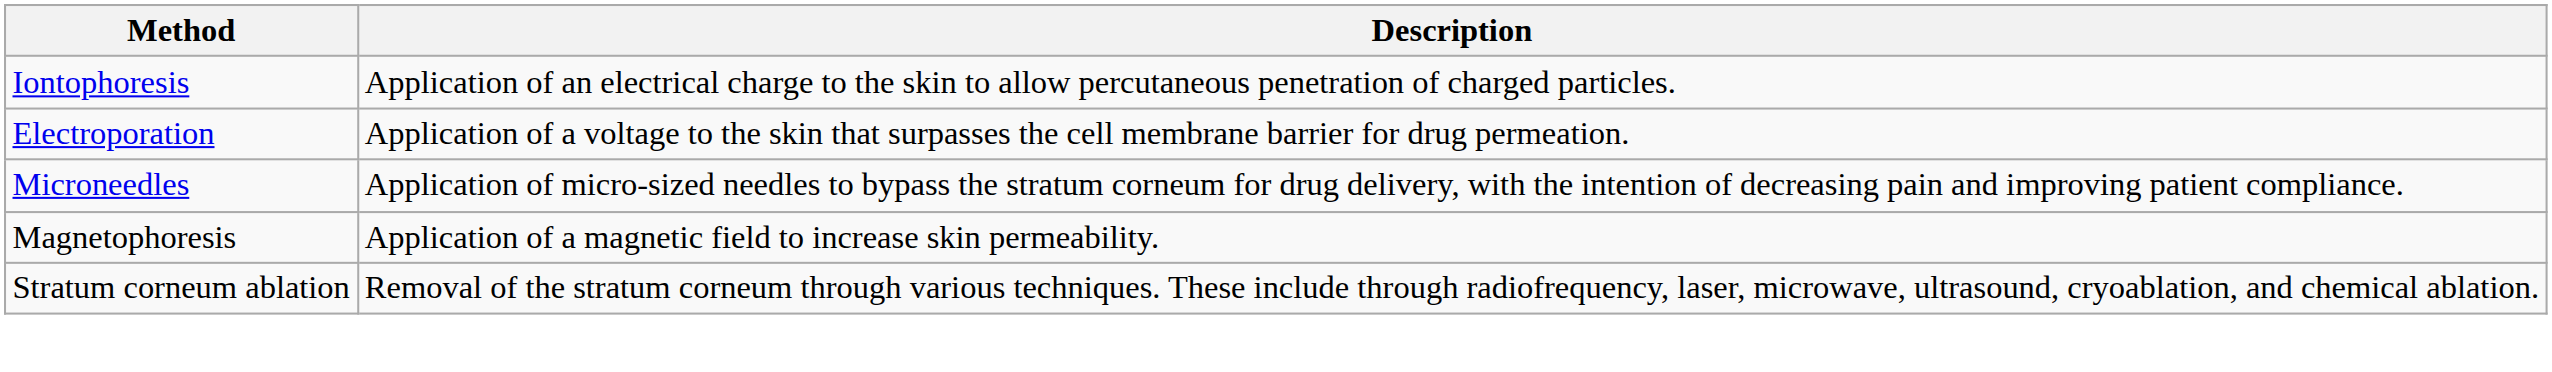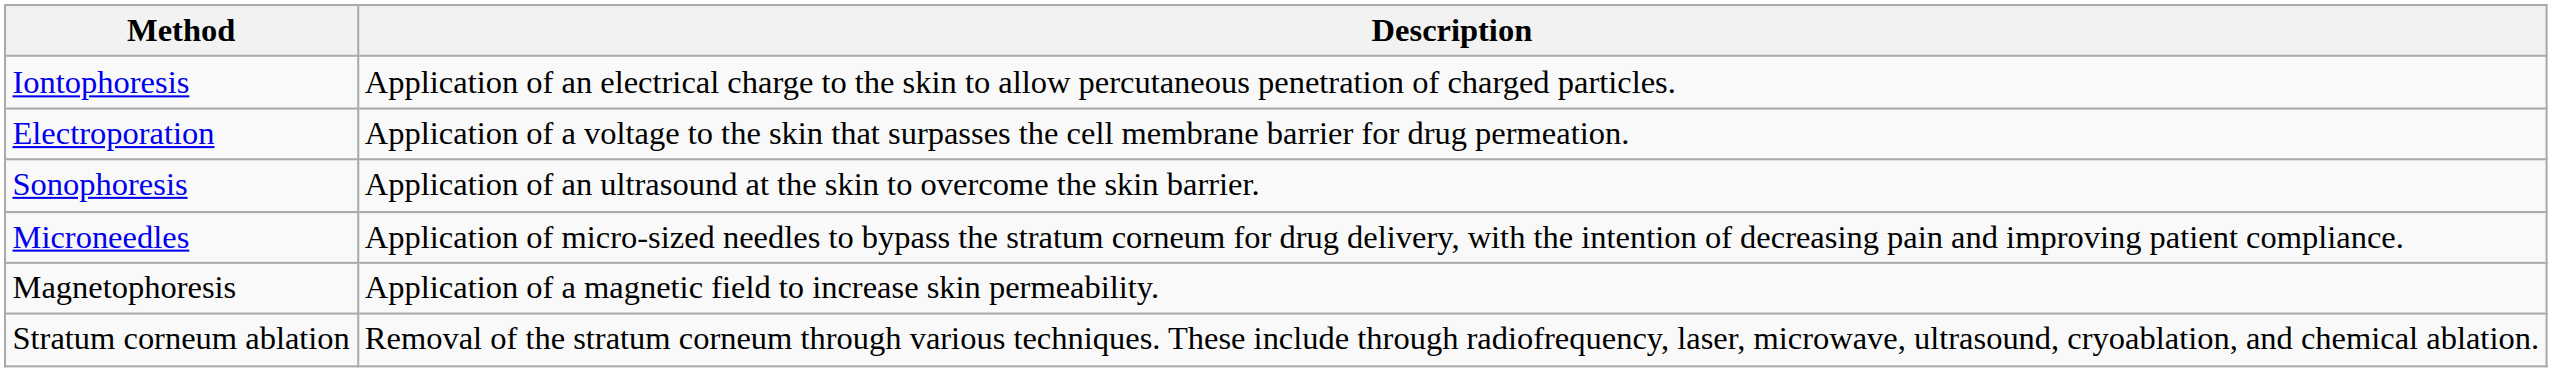+ row: (100, 184)
